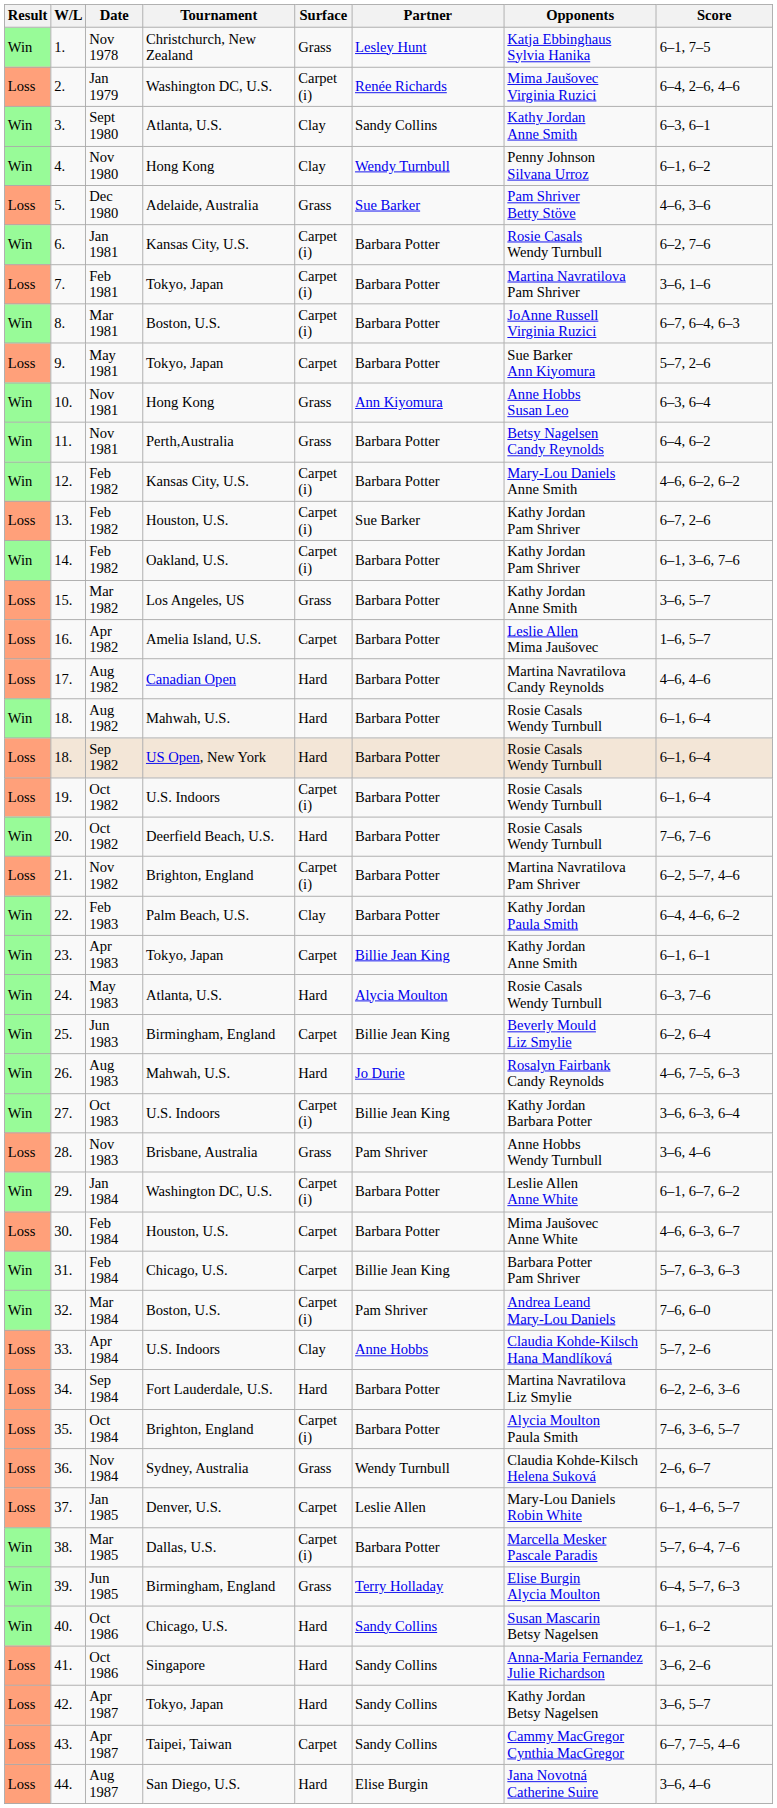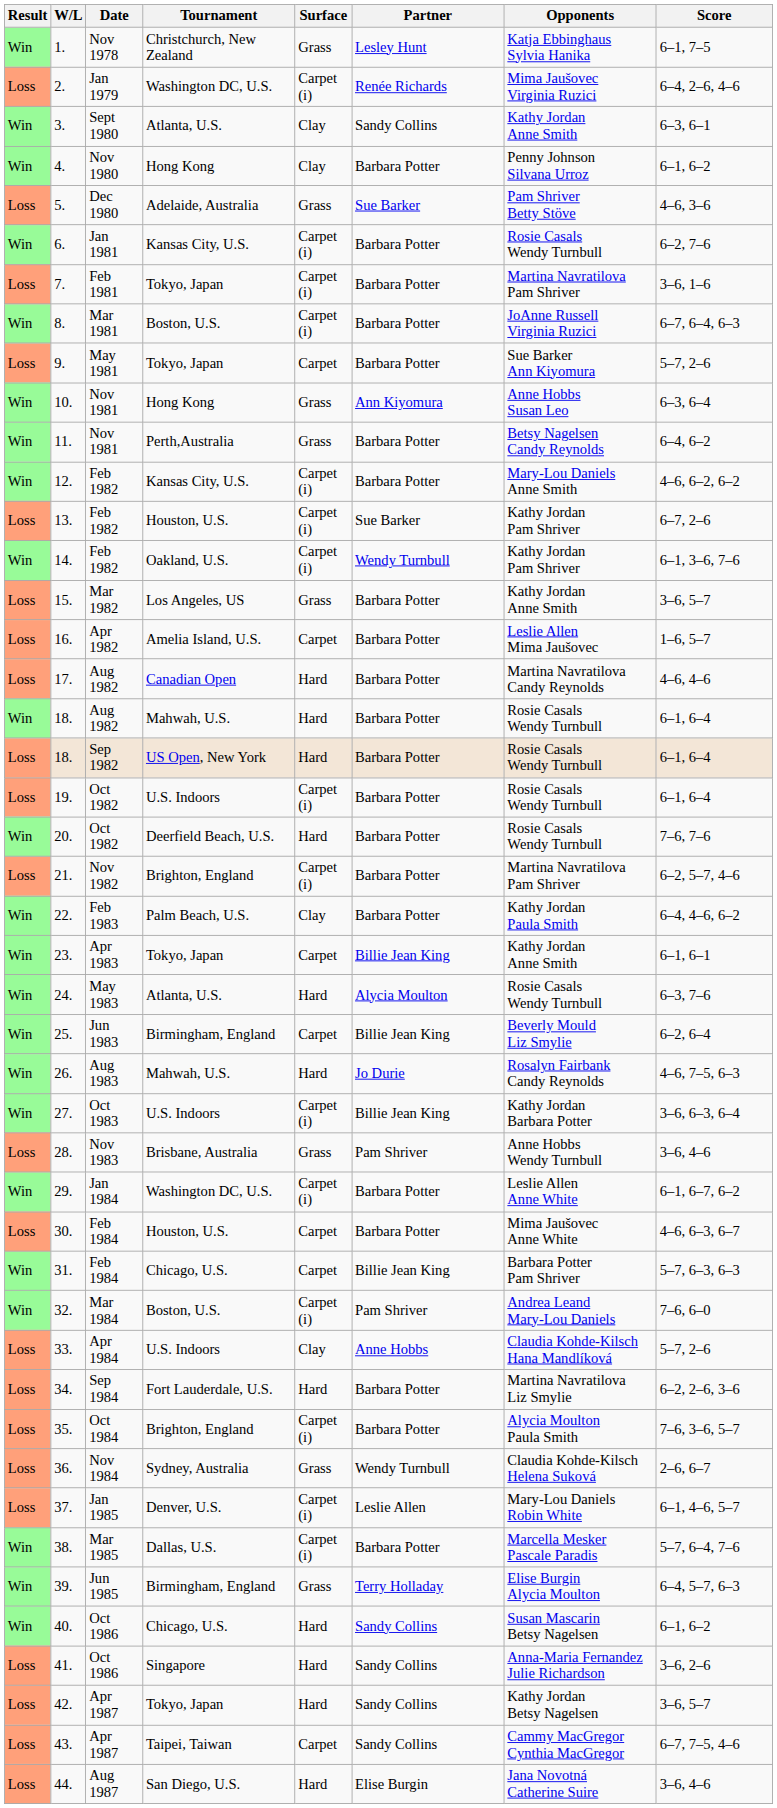(402, 165) Wendy Turnbull -> (397, 165) Barbara Potter
(397, 560) Barbara Potter -> (402, 560) Wendy Turnbull
(318, 1507) Carpet -> (318, 1507) Carpet (i)
